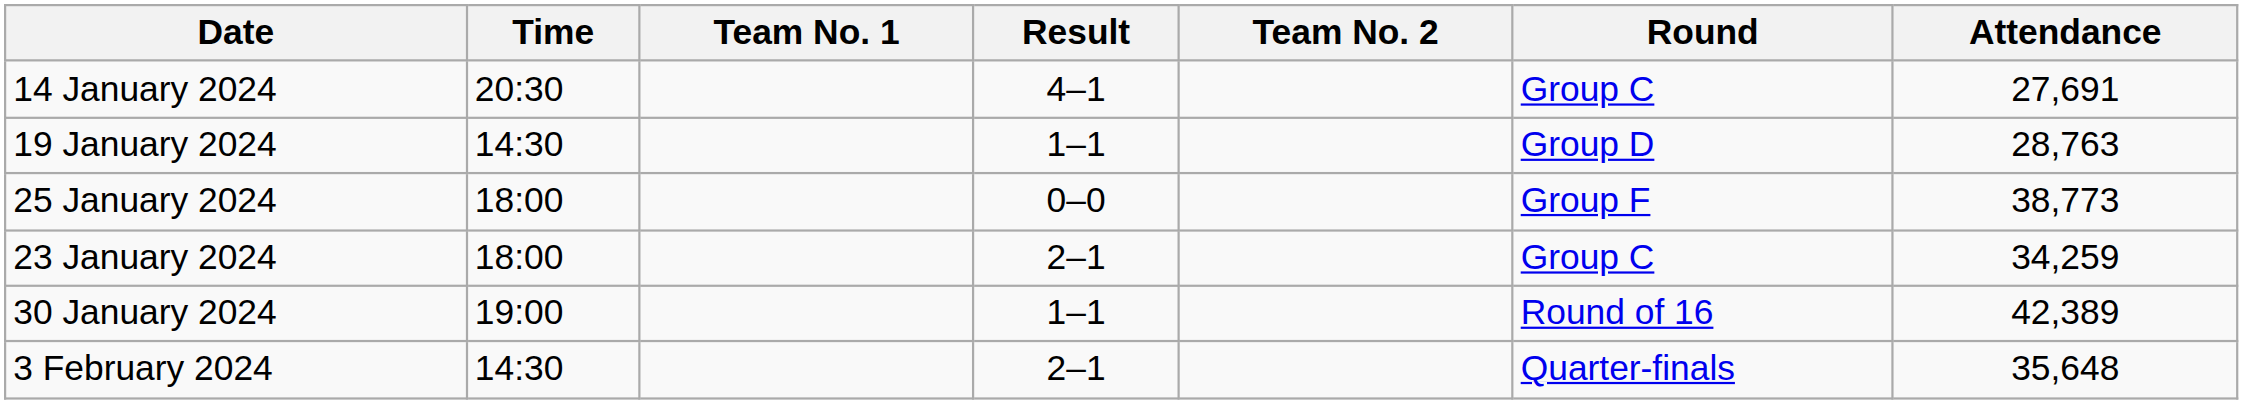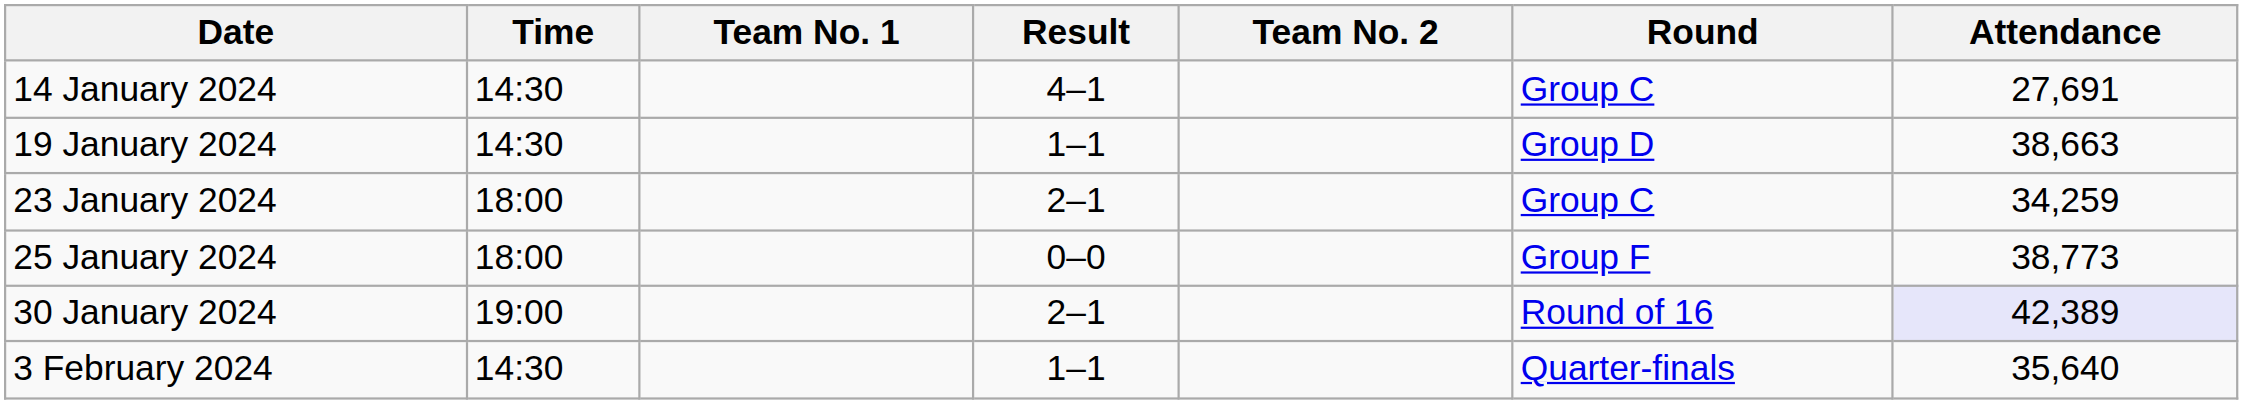(519, 88) 20:30 -> (519, 88) 14:30
(2065, 144) 28,763 -> (2065, 144) 38,663
rows swapped: (145, 256) <-> (145, 200)
(1076, 312) 1–1 -> (1076, 312) 2–1
(2065, 312) no background -> (2065, 312) lavender background
(1076, 369) 2–1 -> (1076, 369) 1–1
(2065, 369) 35,648 -> (2065, 369) 35,640
